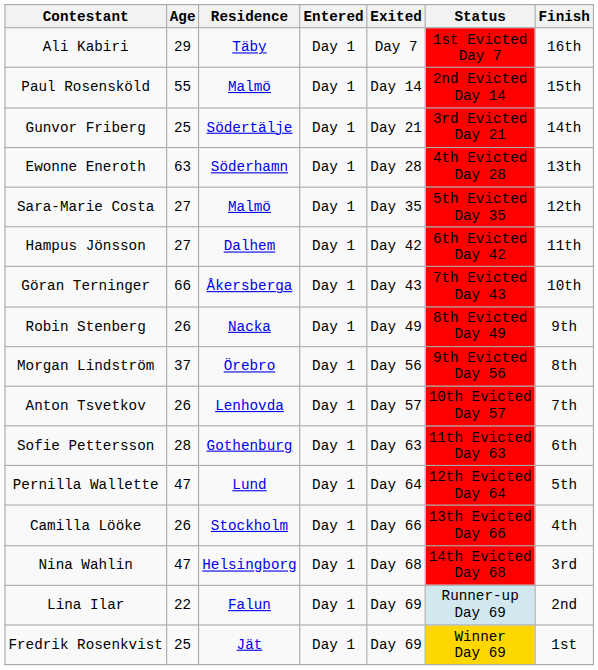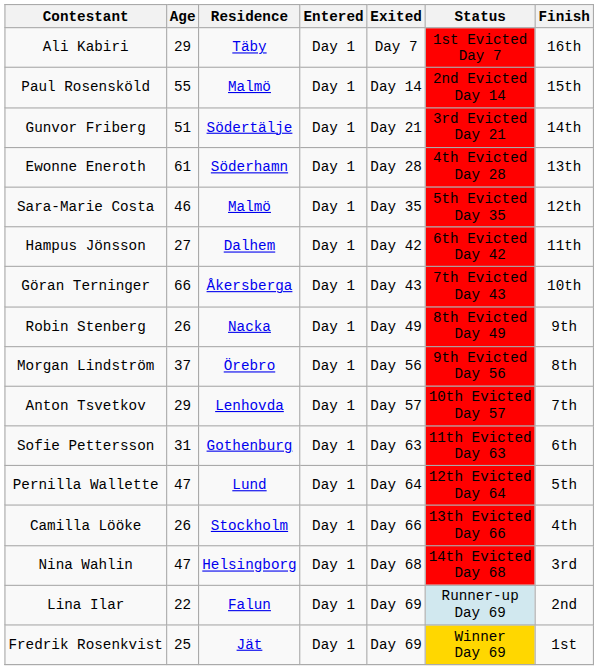(183, 127) 25 -> (183, 127) 51
(183, 167) 63 -> (183, 167) 61
(183, 207) 27 -> (183, 207) 46
(183, 406) 26 -> (183, 406) 29
(183, 446) 28 -> (183, 446) 31
